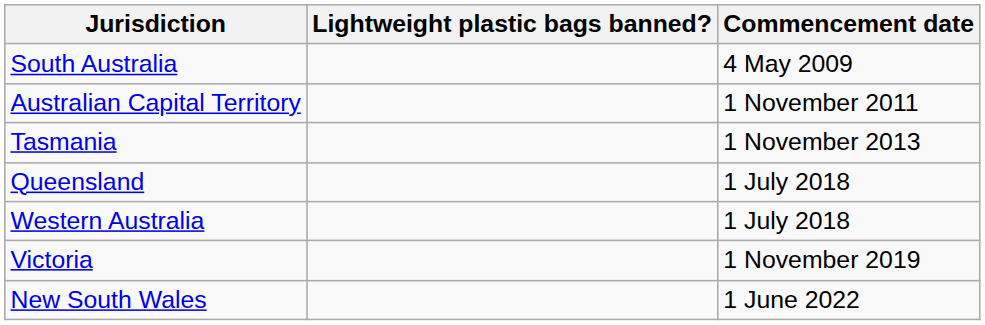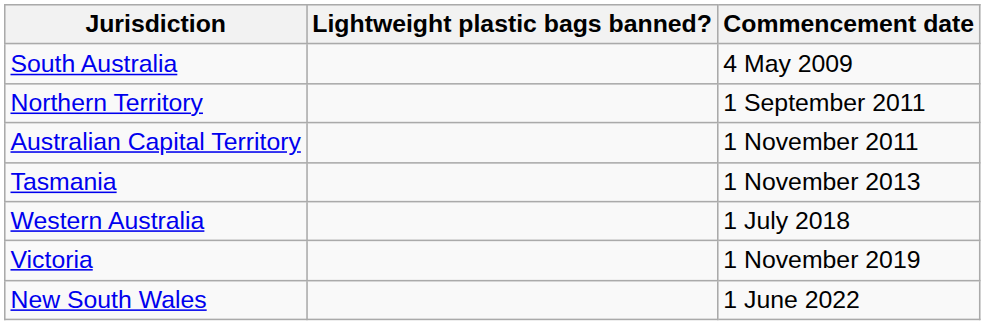+ row: (107, 102)
- row: (77, 181)
